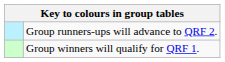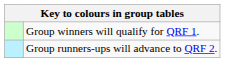rows swapped: (113, 48) <-> (122, 31)
